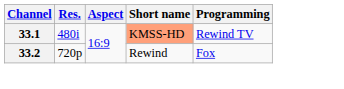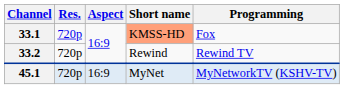(68, 33) 480i -> (70, 33) 720p
(225, 33) Rewind TV -> (206, 33) Fox
(206, 53) Fox -> (225, 53) Rewind TV
+ row: (29, 73)
